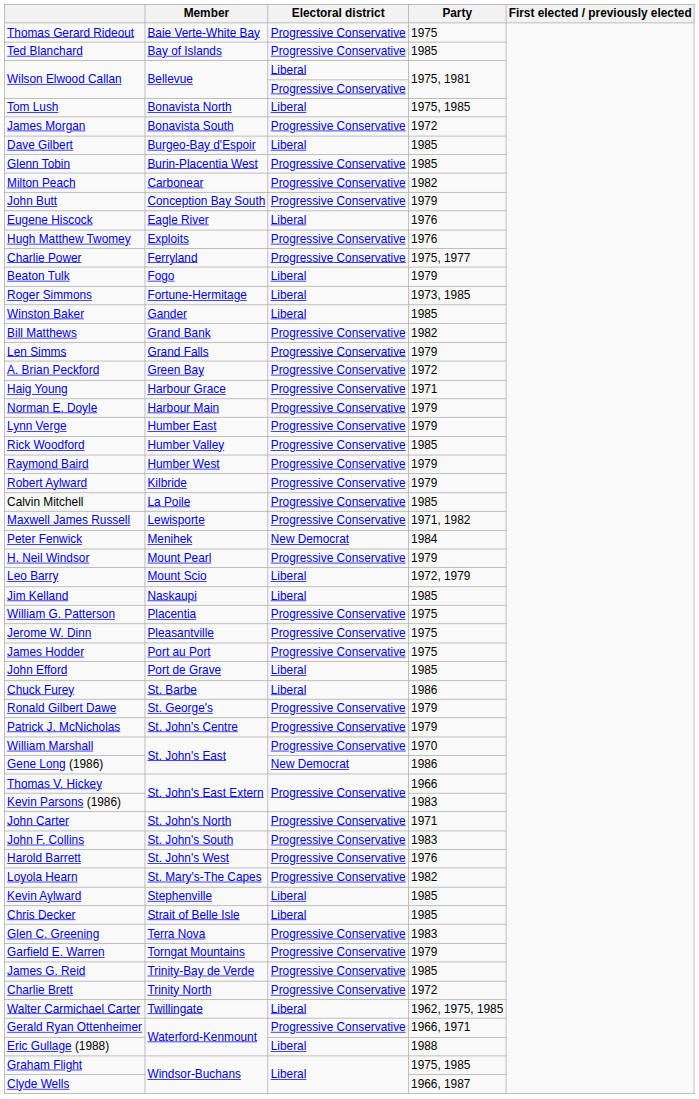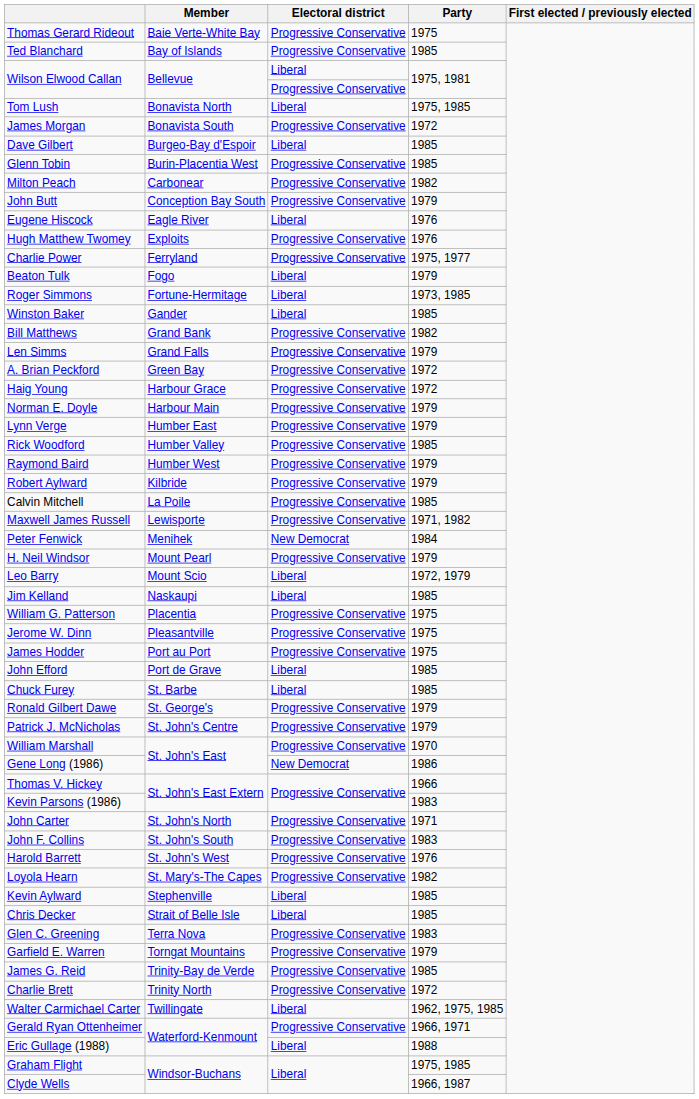(424, 389) 1971 -> (424, 389) 1972
(424, 689) 1986 -> (424, 689) 1985
